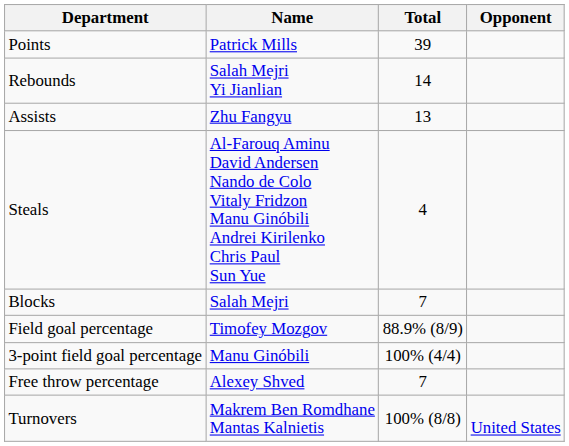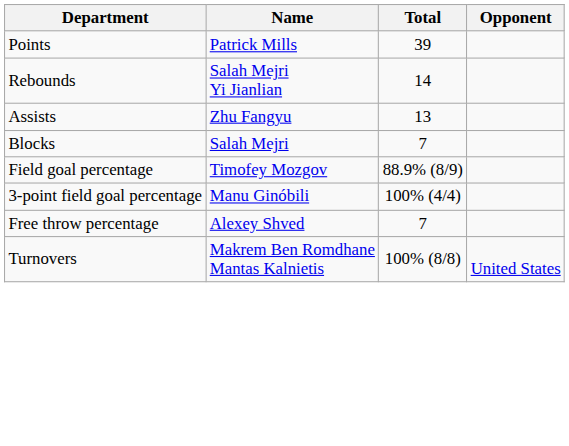- row: (28, 209)
